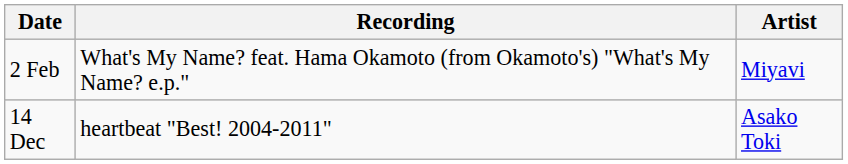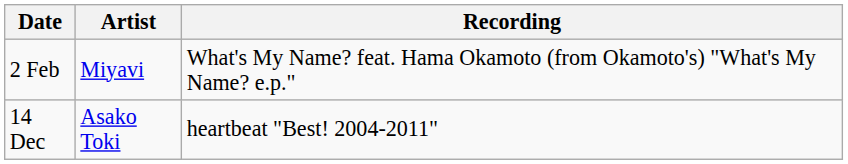columns swapped: (789, 22) <-> (406, 22)
